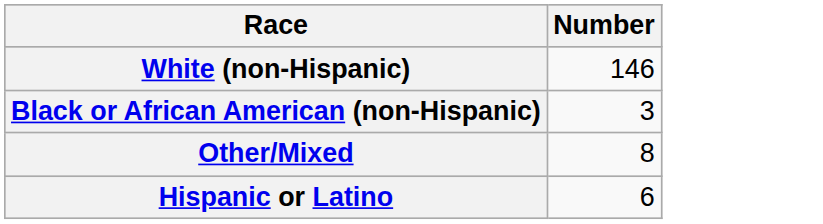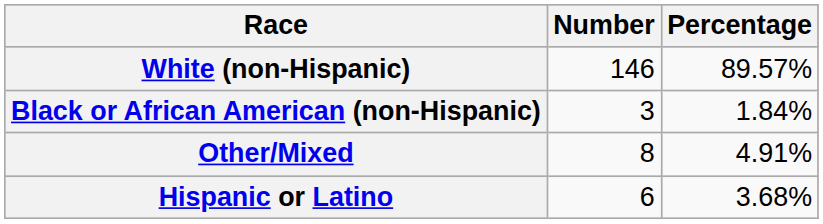+ column: (740, 25)
